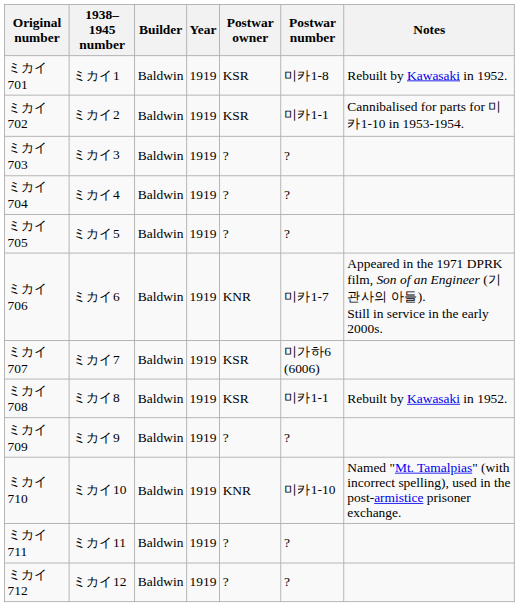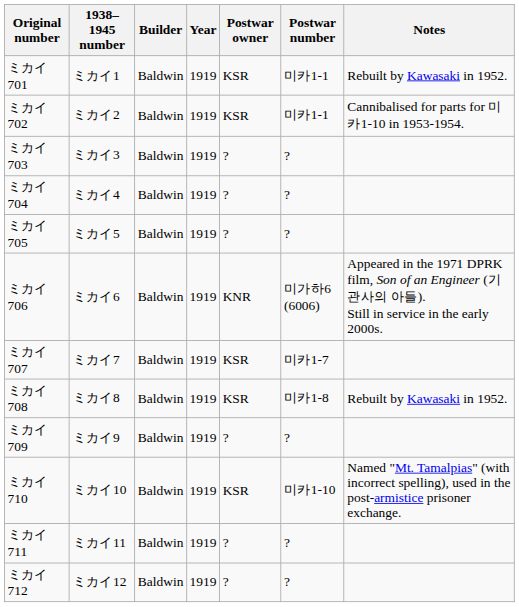(306, 75) 미카1-8 -> (306, 75) 미카1-1
(306, 296) 미카1-7 -> (307, 297) 미가하6 (6006)
(307, 360) 미가하6 (6006) -> (306, 359) 미카1-7
(306, 398) 미카1-1 -> (306, 398) 미카1-8
(237, 490) KNR -> (236, 490) KSR
